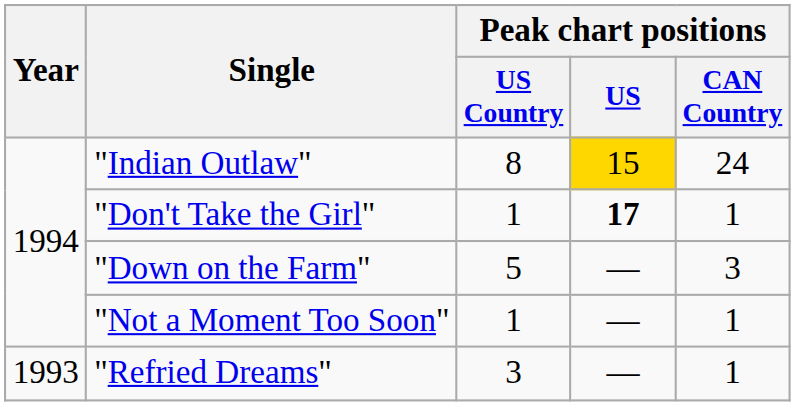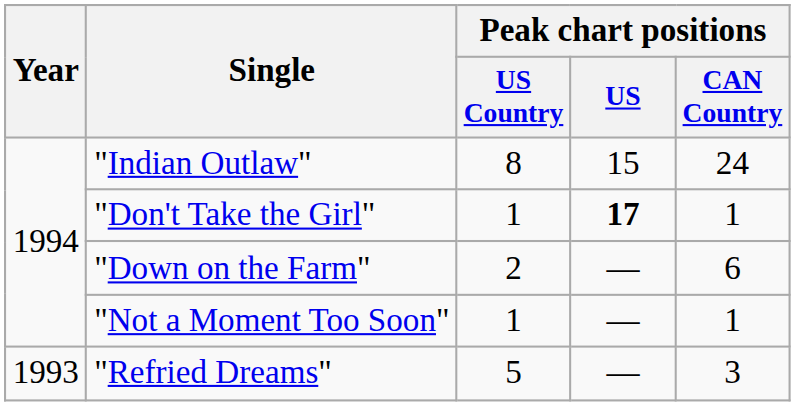(623, 162) gold background -> (623, 162) no background
(513, 267) 5 -> (513, 267) 2
(732, 267) 3 -> (732, 267) 6
(513, 372) 3 -> (513, 372) 5
(732, 372) 1 -> (732, 372) 3
